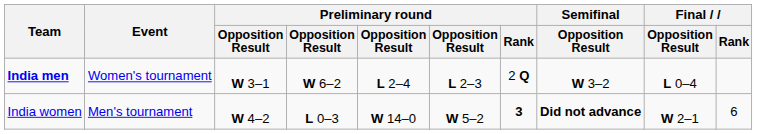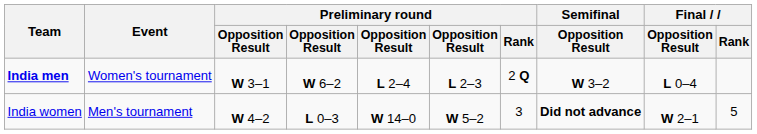(519, 112) bold -> (519, 112) normal
(734, 112) 6 -> (734, 112) 5
